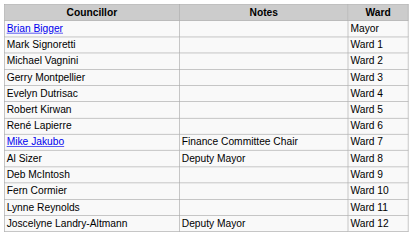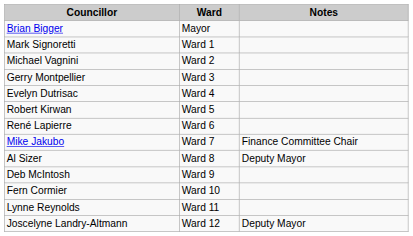columns swapped: (378, 12) <-> (264, 12)
